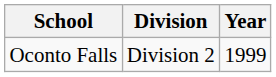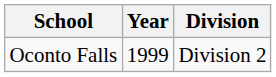columns swapped: (245, 21) <-> (171, 21)
